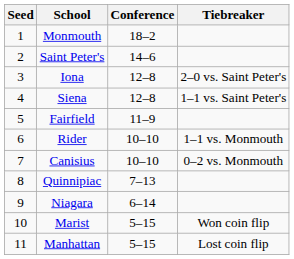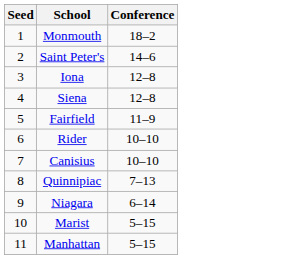- column: (233, 14)
